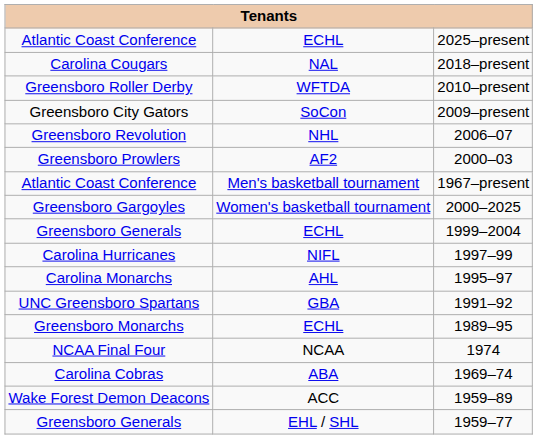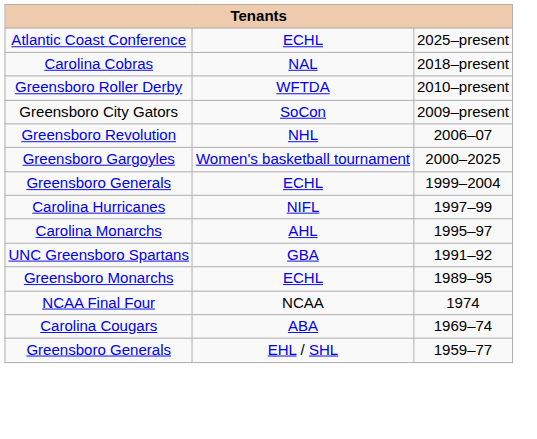(109, 64) Carolina Cougars -> (99, 64) Carolina Cobras
- row: (483, 159)
- row: (483, 183)
(109, 374) Carolina Cobras -> (99, 326) Carolina Cougars
- row: (483, 398)
